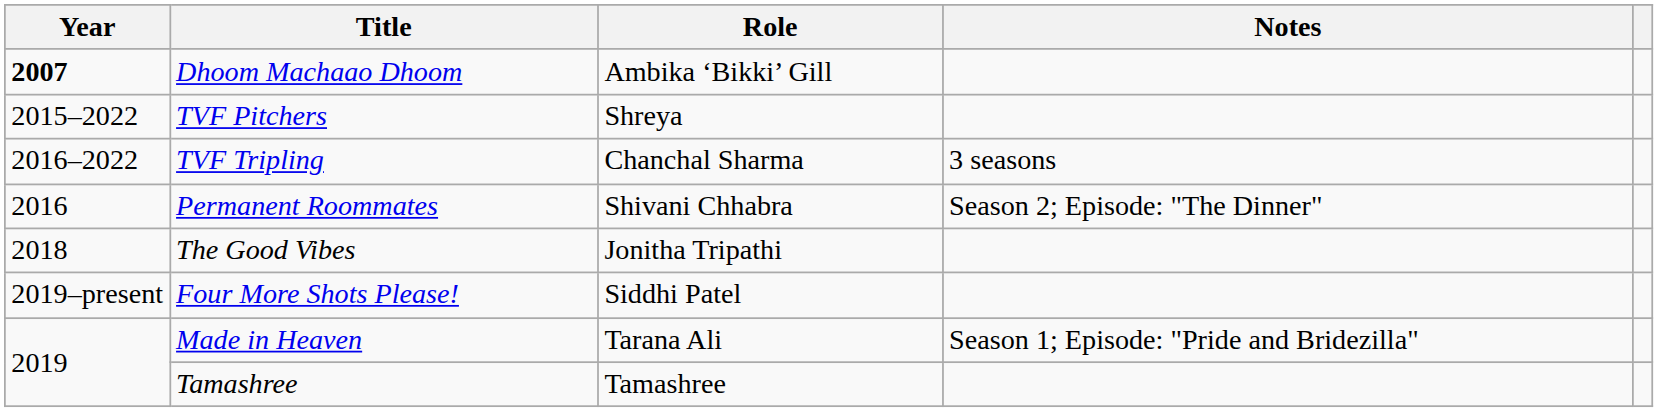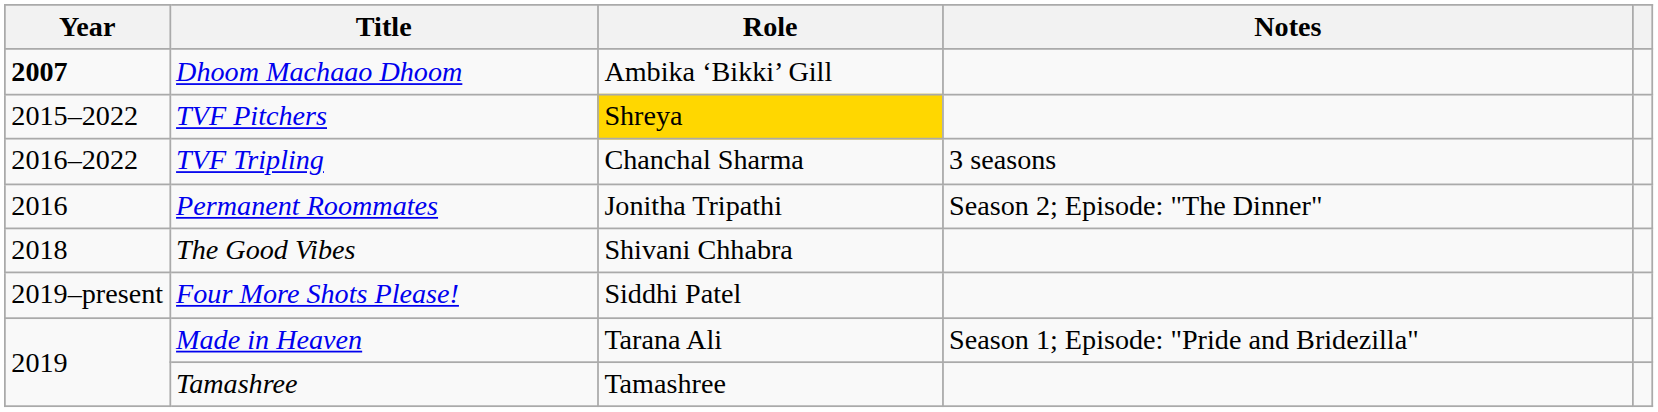(643, 116) no background -> (643, 116) gold background
(699, 205) Shivani Chhabra -> (693, 205) Jonitha Tripathi
(693, 250) Jonitha Tripathi -> (699, 250) Shivani Chhabra
